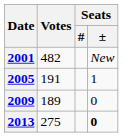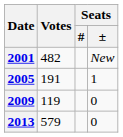(51, 100) 189 -> (50, 100) 119
(51, 121) 275 -> (51, 121) 579
(94, 121) bold -> (94, 121) normal
